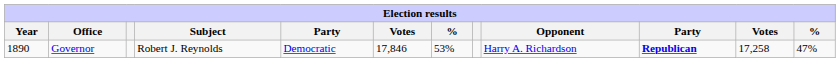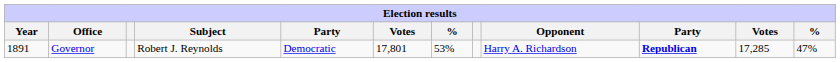(18, 48) 1890 -> (18, 48) 1891
(391, 48) 17,846 -> (391, 48) 17,801
(754, 48) 17,258 -> (754, 48) 17,285
